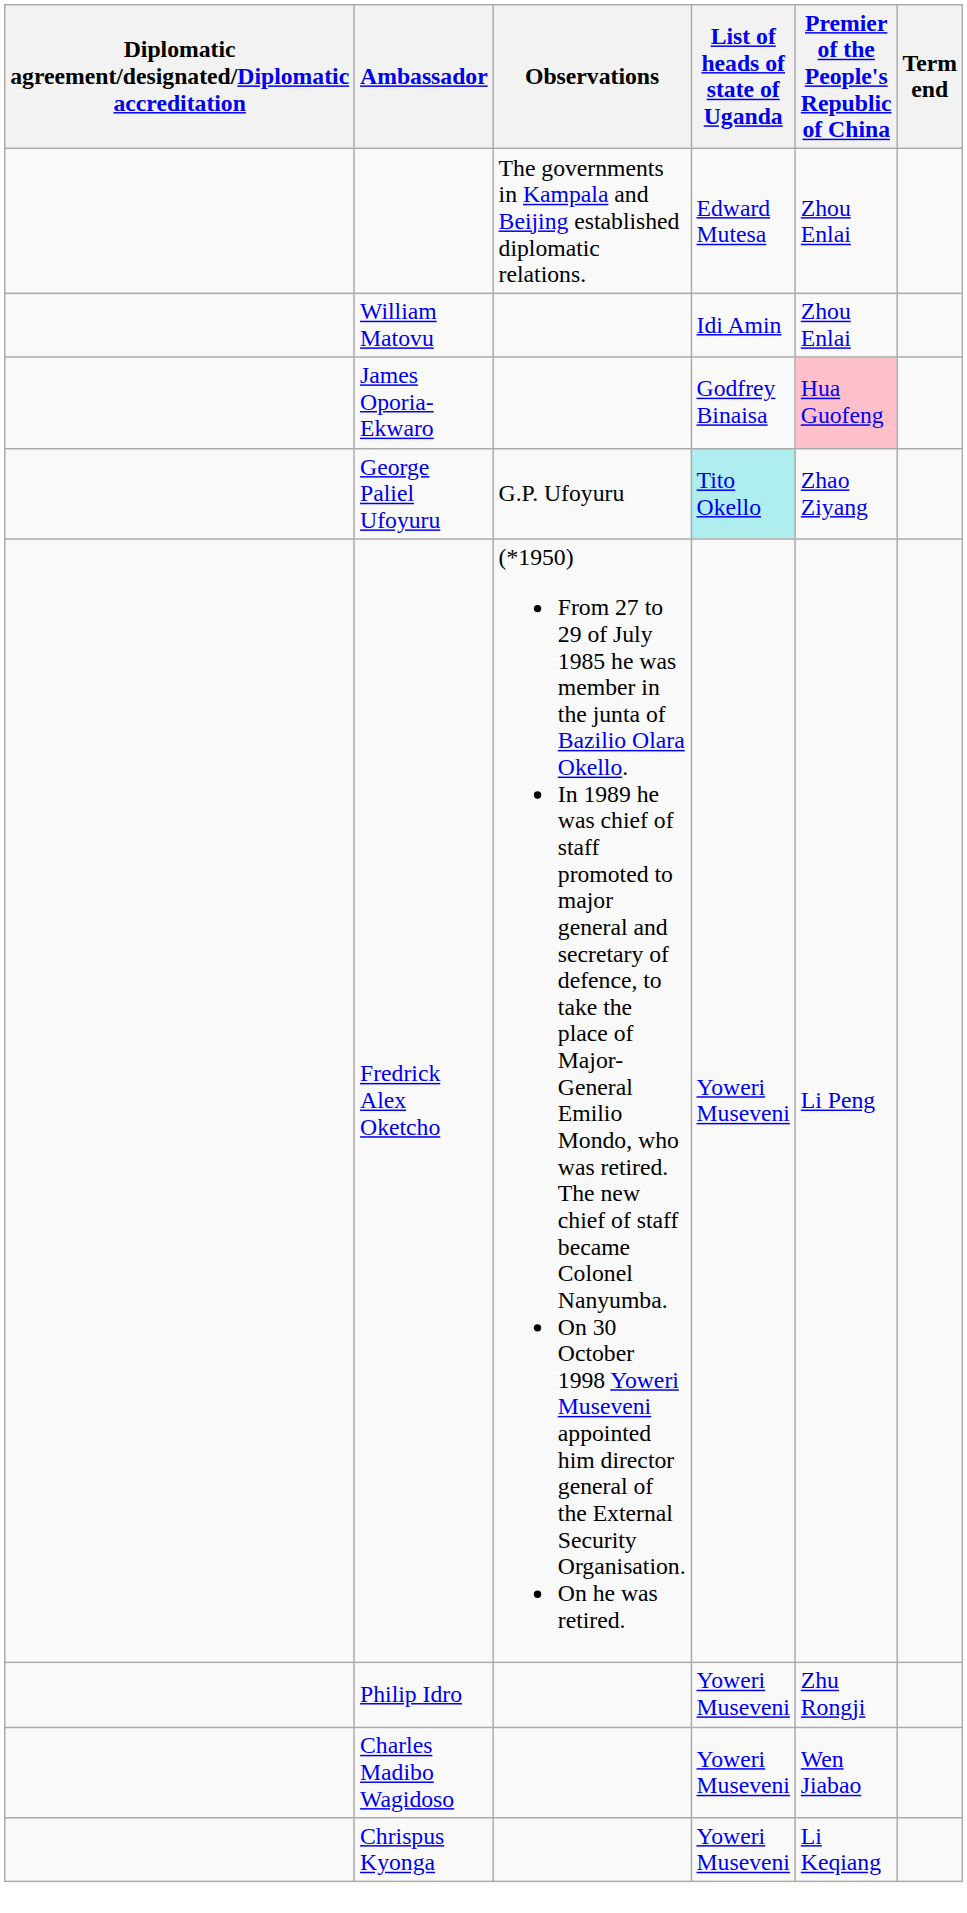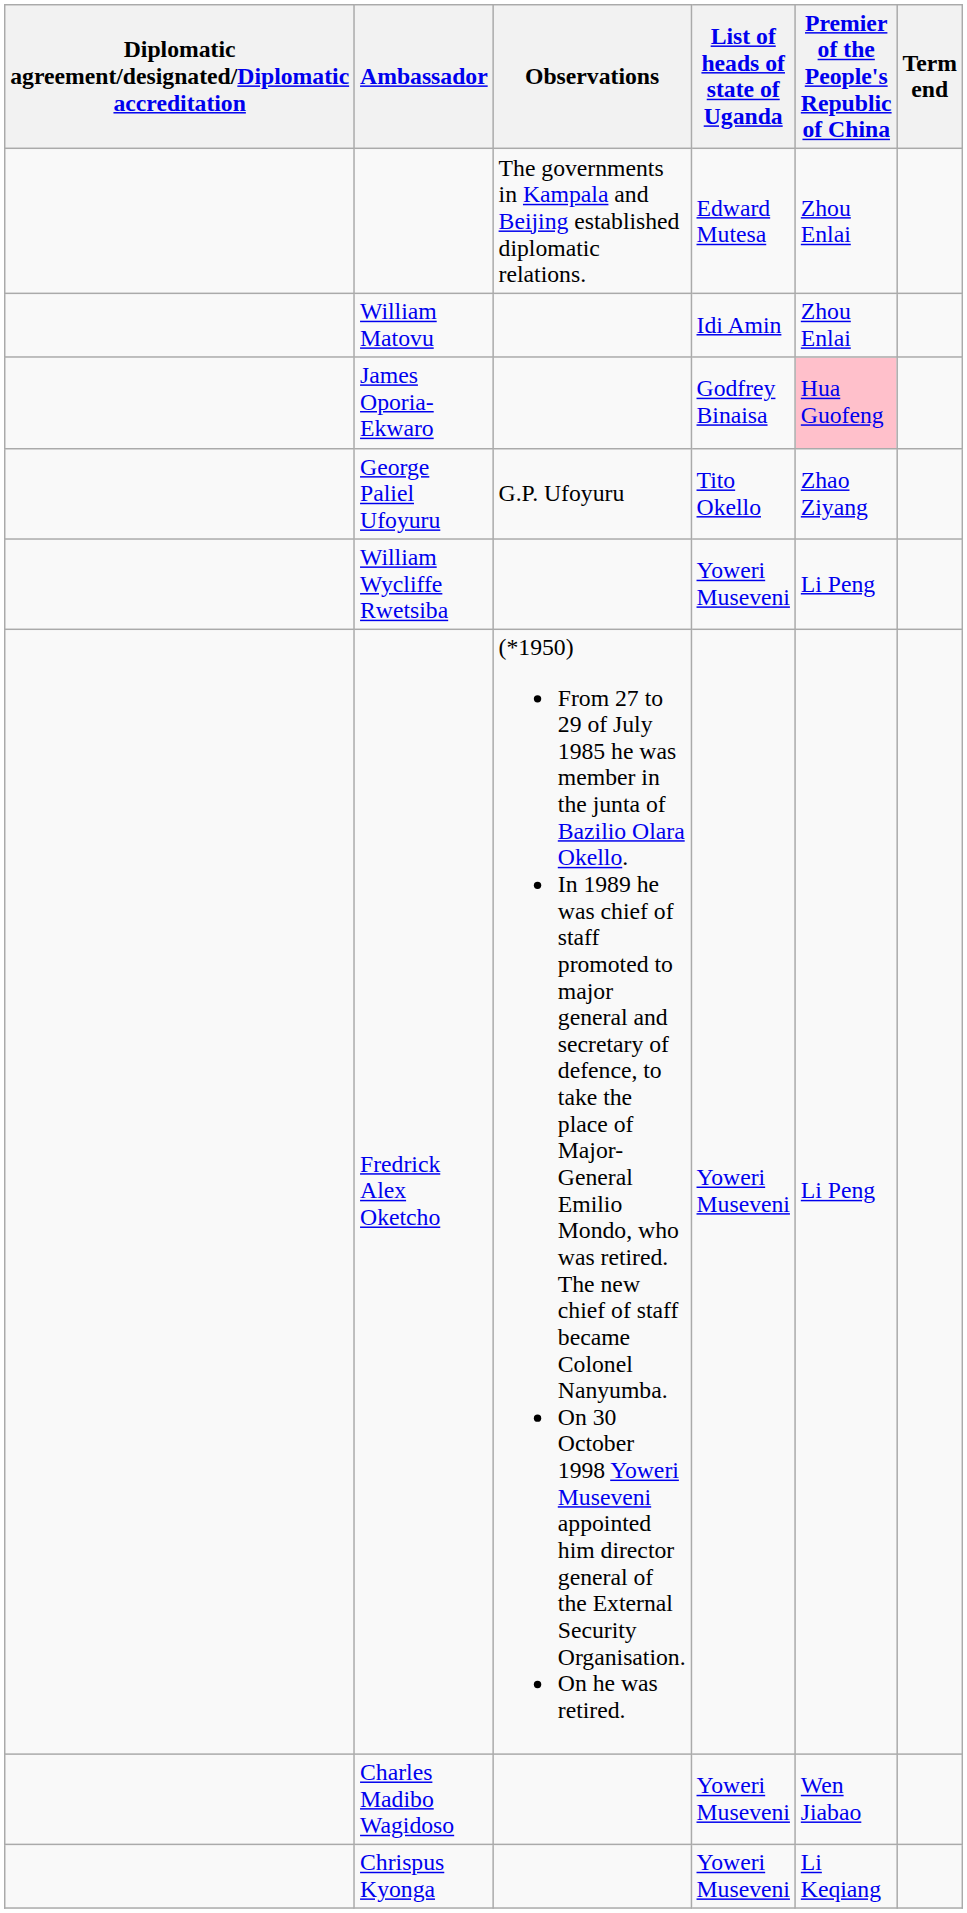(729, 493) paleturquoise background -> (729, 493) no background
+ row: (404, 584)
- row: (411, 1694)
